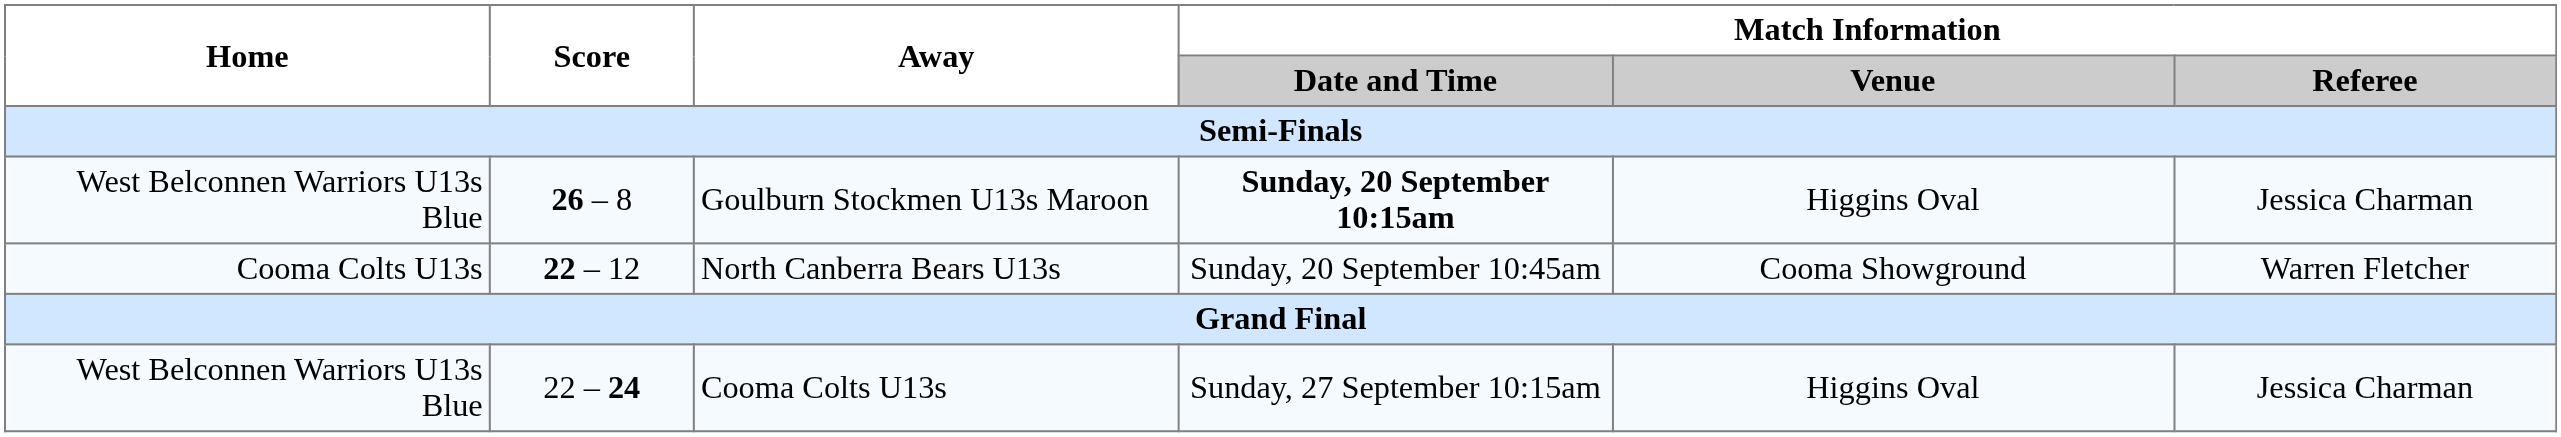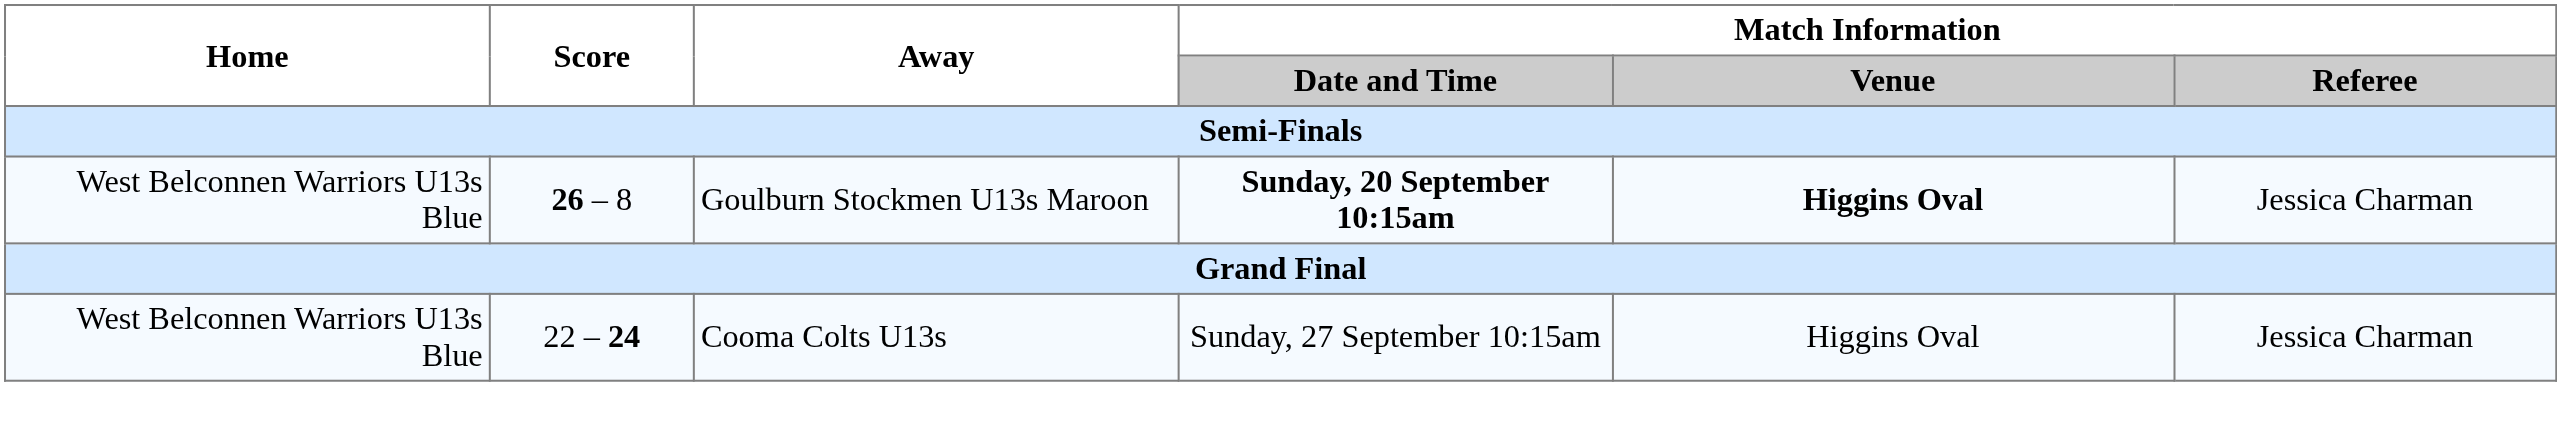(1893, 199) normal -> (1893, 199) bold
- row: (881, 268)
